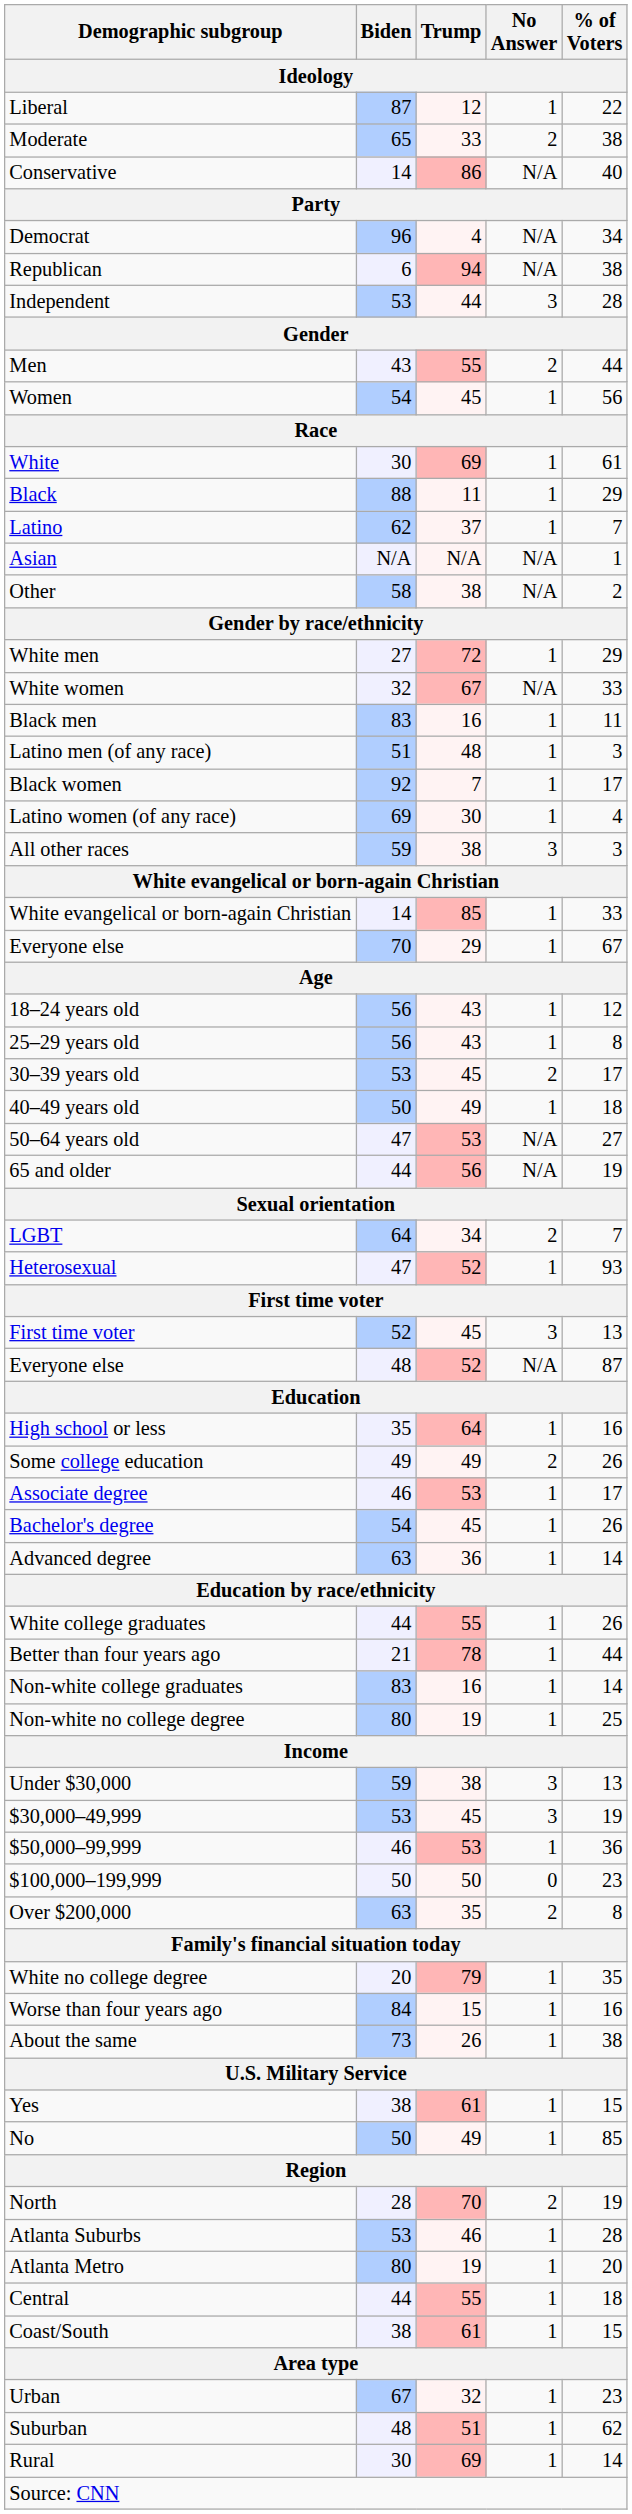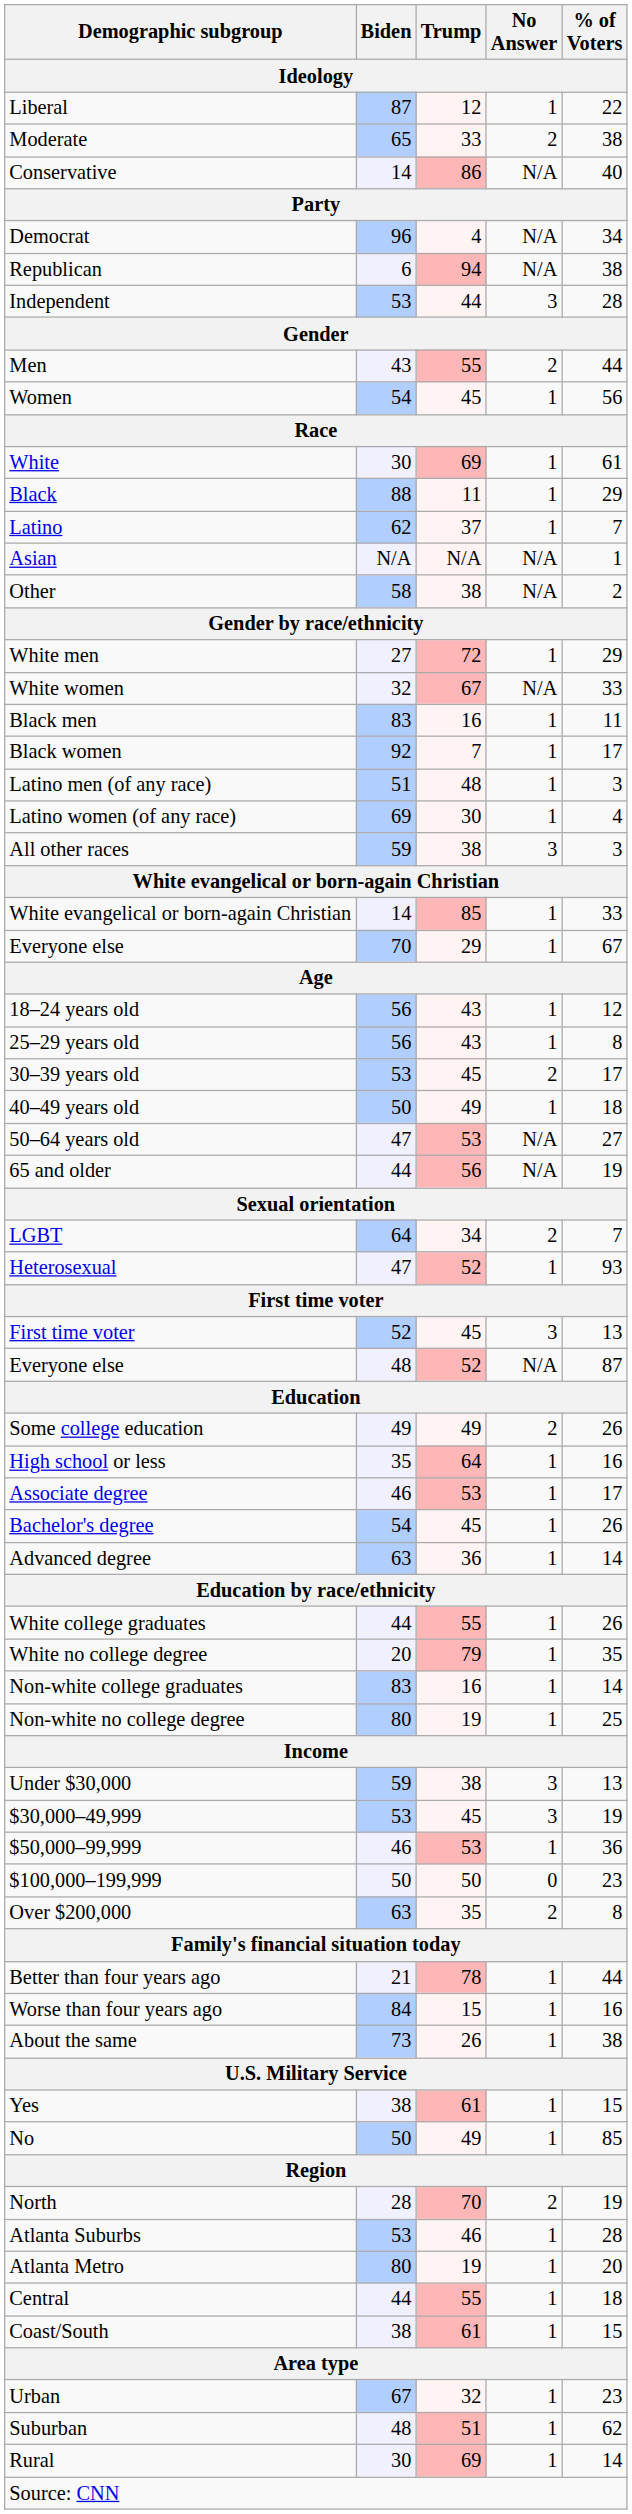rows swapped: (65, 784) <-> (110, 752)
rows swapped: (87, 1429) <-> (106, 1461)
rows swapped: (108, 1977) <-> (115, 1654)
